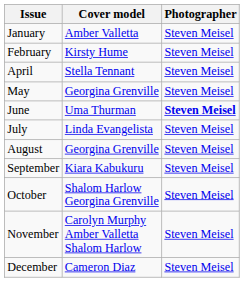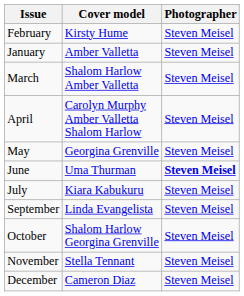rows swapped: (26, 33) <-> (29, 52)
+ row: (23, 78)
(100, 71) Stella Tennant -> (105, 118) Carolyn Murphy Amber Valletta Shalom Harlow
(109, 129) Linda Evangelista -> (104, 190) Kiara Kabukuru
- row: (25, 149)
(104, 168) Kiara Kabukuru -> (109, 209) Linda Evangelista
(105, 234) Carolyn Murphy Amber Valletta Shalom Harlow -> (100, 261) Stella Tennant
